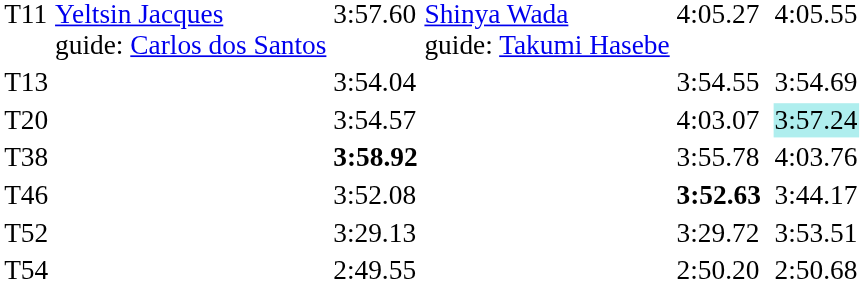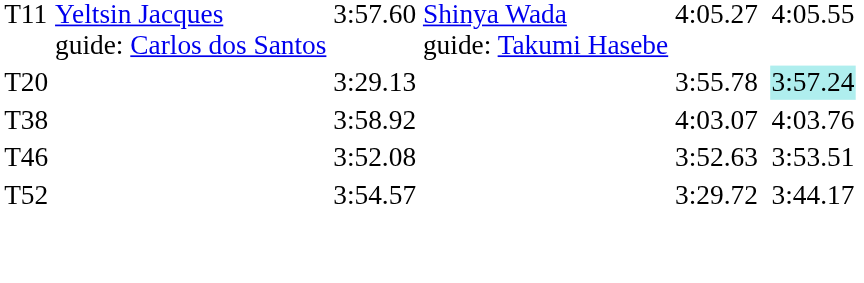- row: (26, 82)
(375, 119) 3:54.57 -> (375, 82) 3:29.13
(718, 119) 4:03.07 -> (716, 82) 3:55.78
(375, 157) bold -> (375, 119) normal
(718, 157) 3:55.78 -> (716, 119) 4:03.07
(719, 195) bold -> (716, 157) normal
(816, 195) 3:44.17 -> (813, 157) 3:53.51
(375, 232) 3:29.13 -> (375, 195) 3:54.57
(816, 232) 3:53.51 -> (813, 195) 3:44.17
- row: (26, 270)
